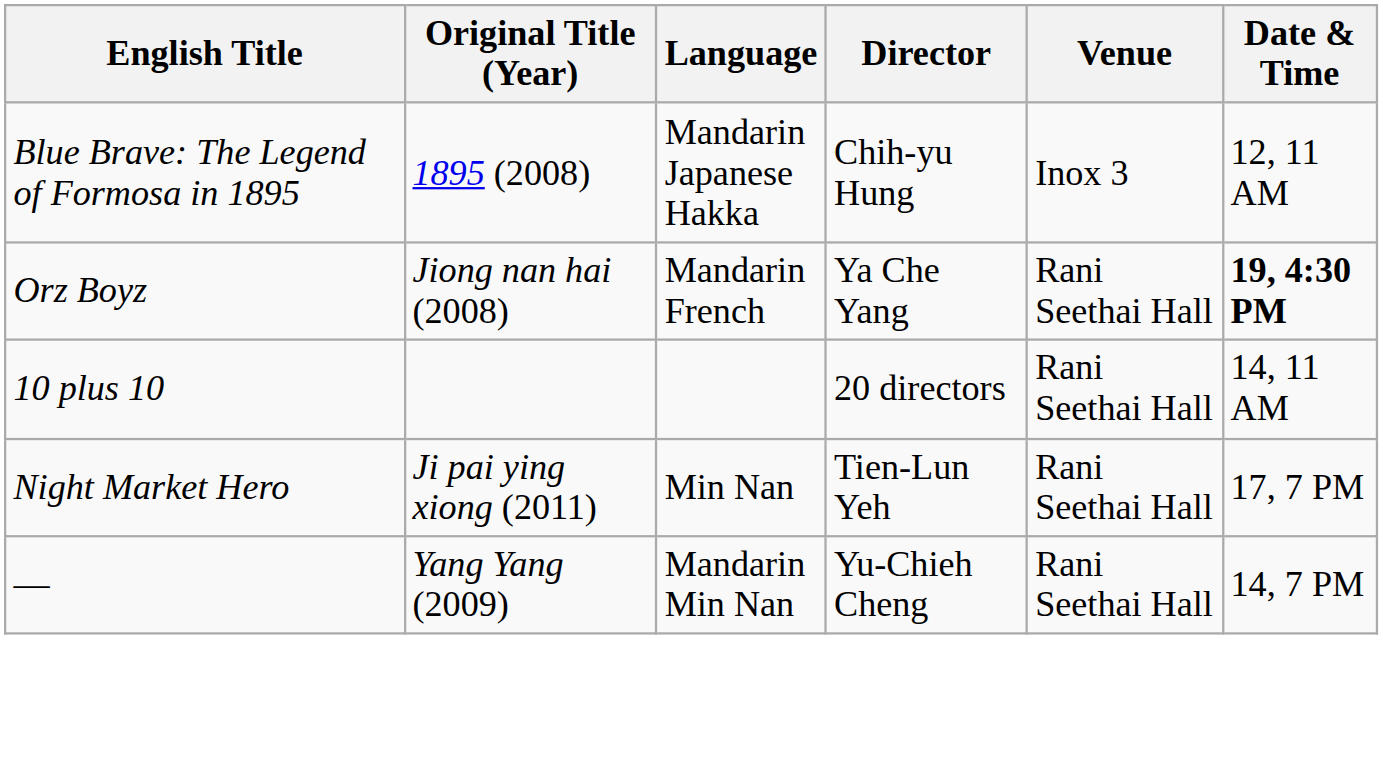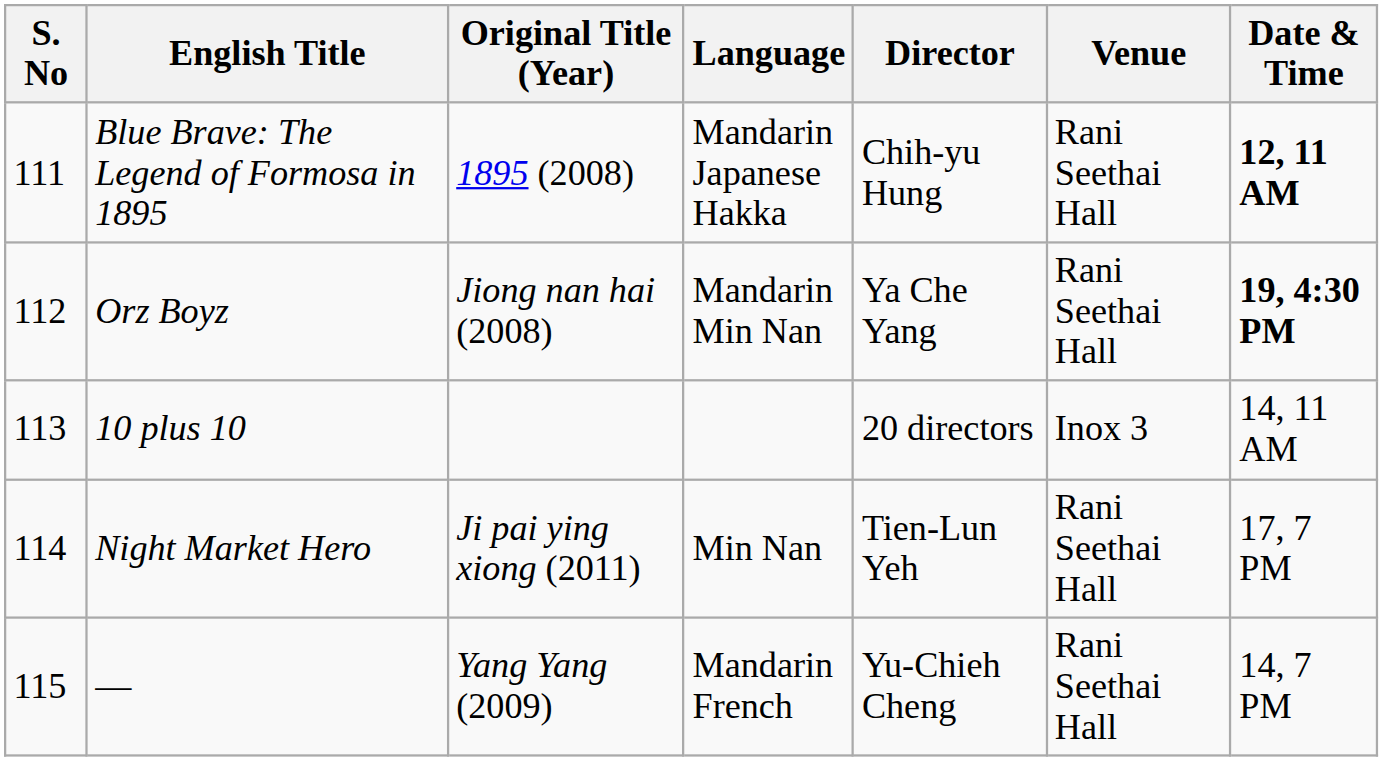+ column: (46, 53)
(1082, 171) Inox 3 -> (1108, 171) Rani Seethai Hall
(1275, 171) normal -> (1284, 171) bold
(735, 290) Mandarin French -> (763, 310) Mandarin Min Nan
(1124, 388) Rani Seethai Hall -> (1101, 428) Inox 3
(735, 584) Mandarin Min Nan -> (763, 686) Mandarin French
